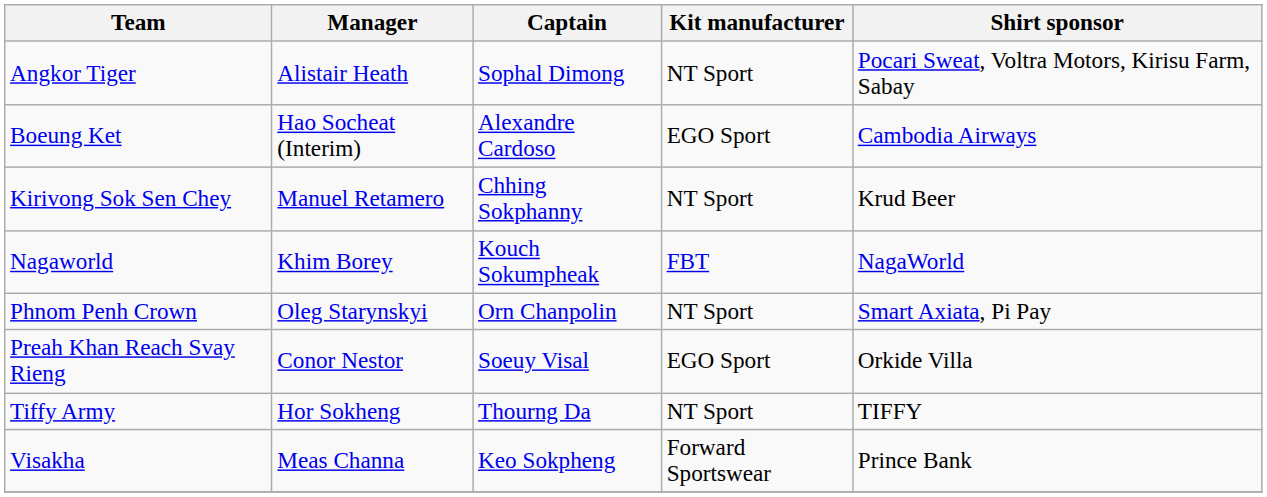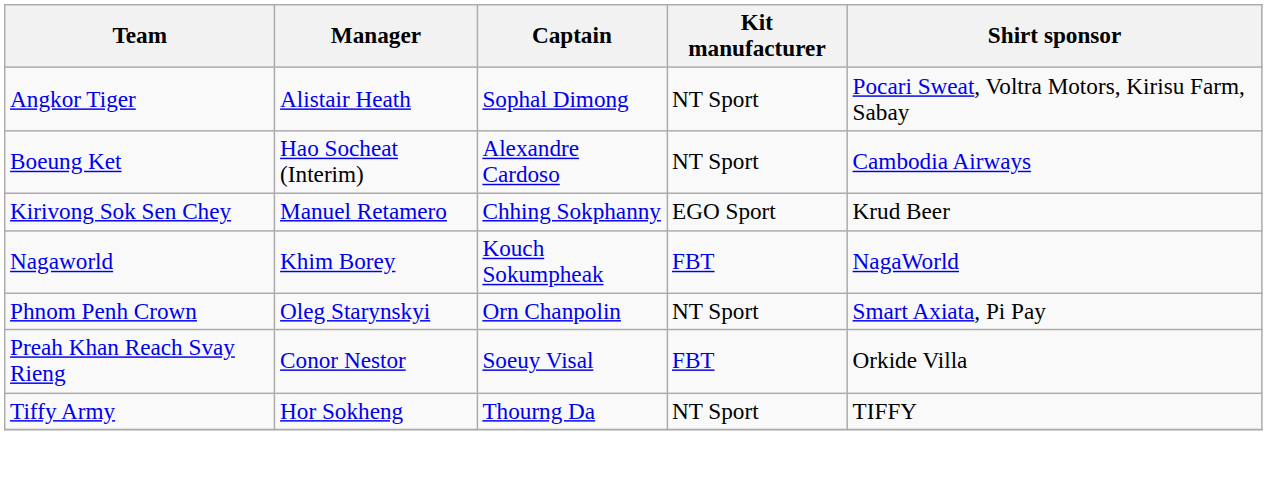(719, 135) EGO Sport -> (715, 161) NT Sport
(710, 198) NT Sport -> (724, 211) EGO Sport
(719, 361) EGO Sport -> (693, 361) FBT
- row: (47, 460)
